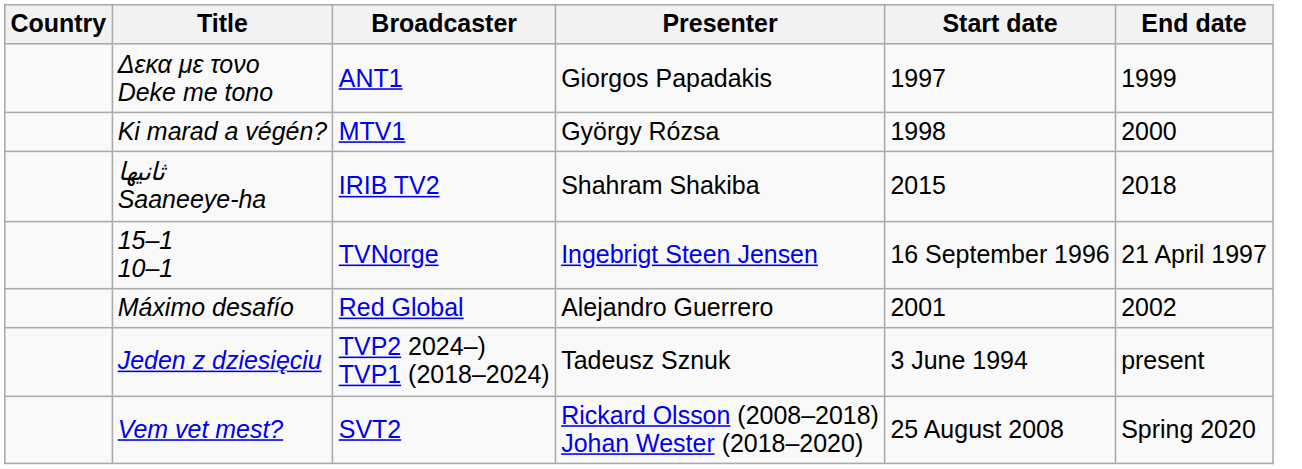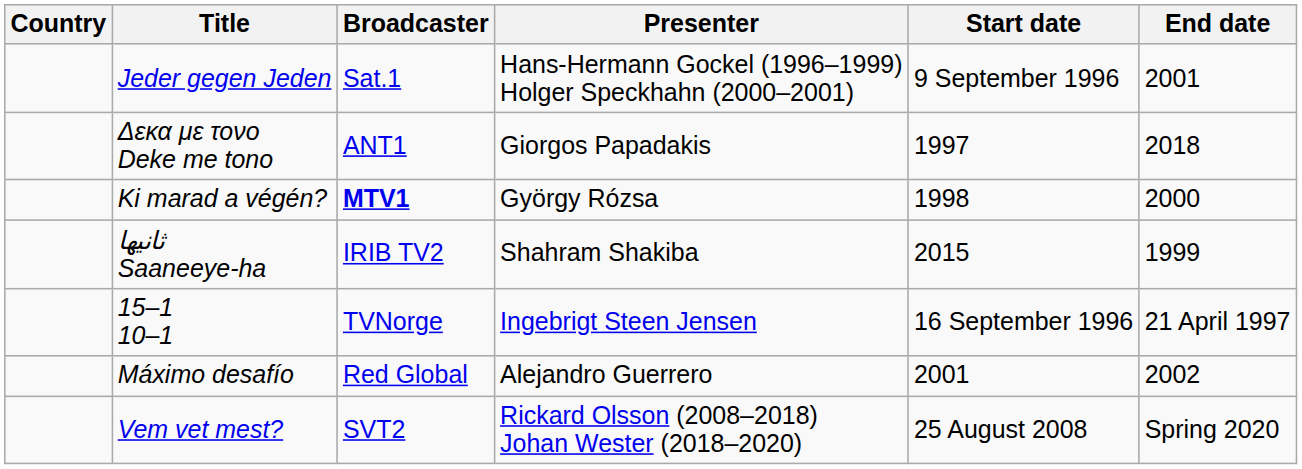+ row: (225, 77)
(1149, 77) 1999 -> (1172, 145) 2018
(372, 131) normal -> (376, 199) bold
(1149, 185) 2018 -> (1172, 253) 1999
- row: (220, 361)
